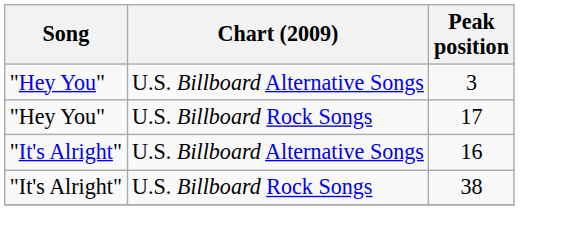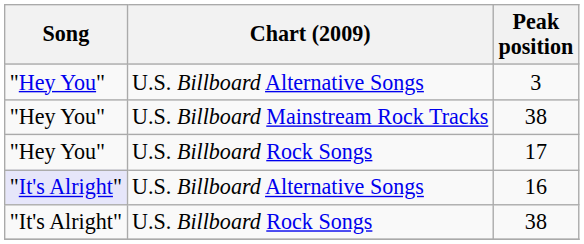+ row: (310, 116)
(66, 151) no background -> (66, 186) lavender background
